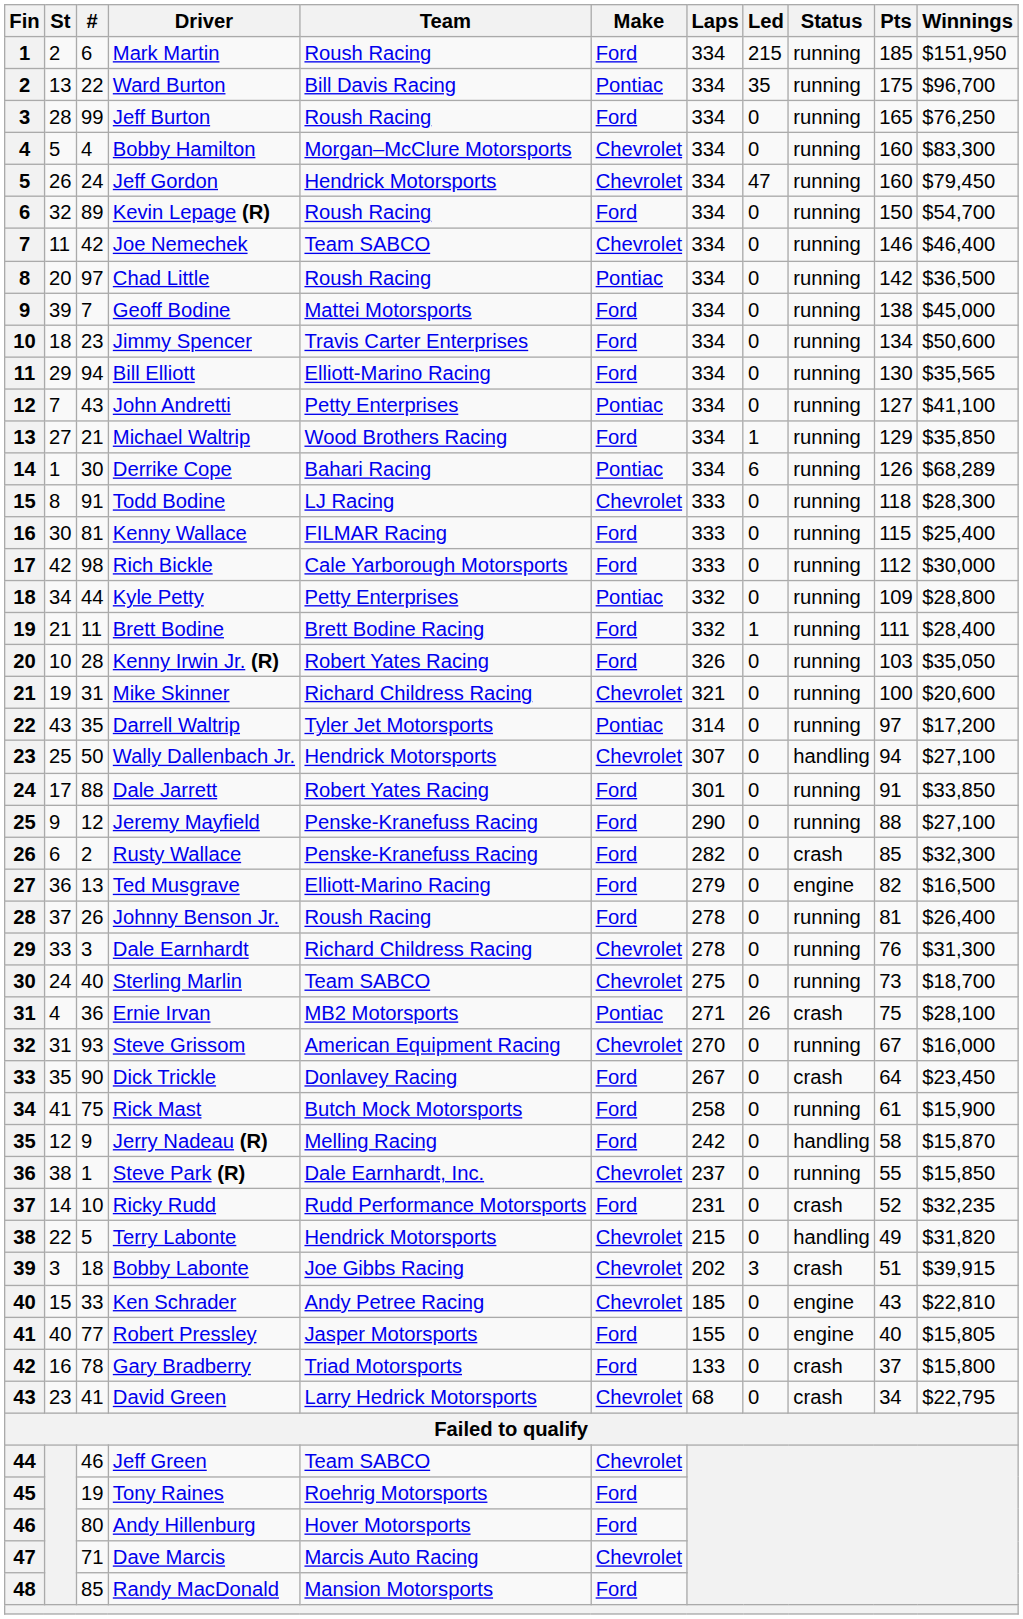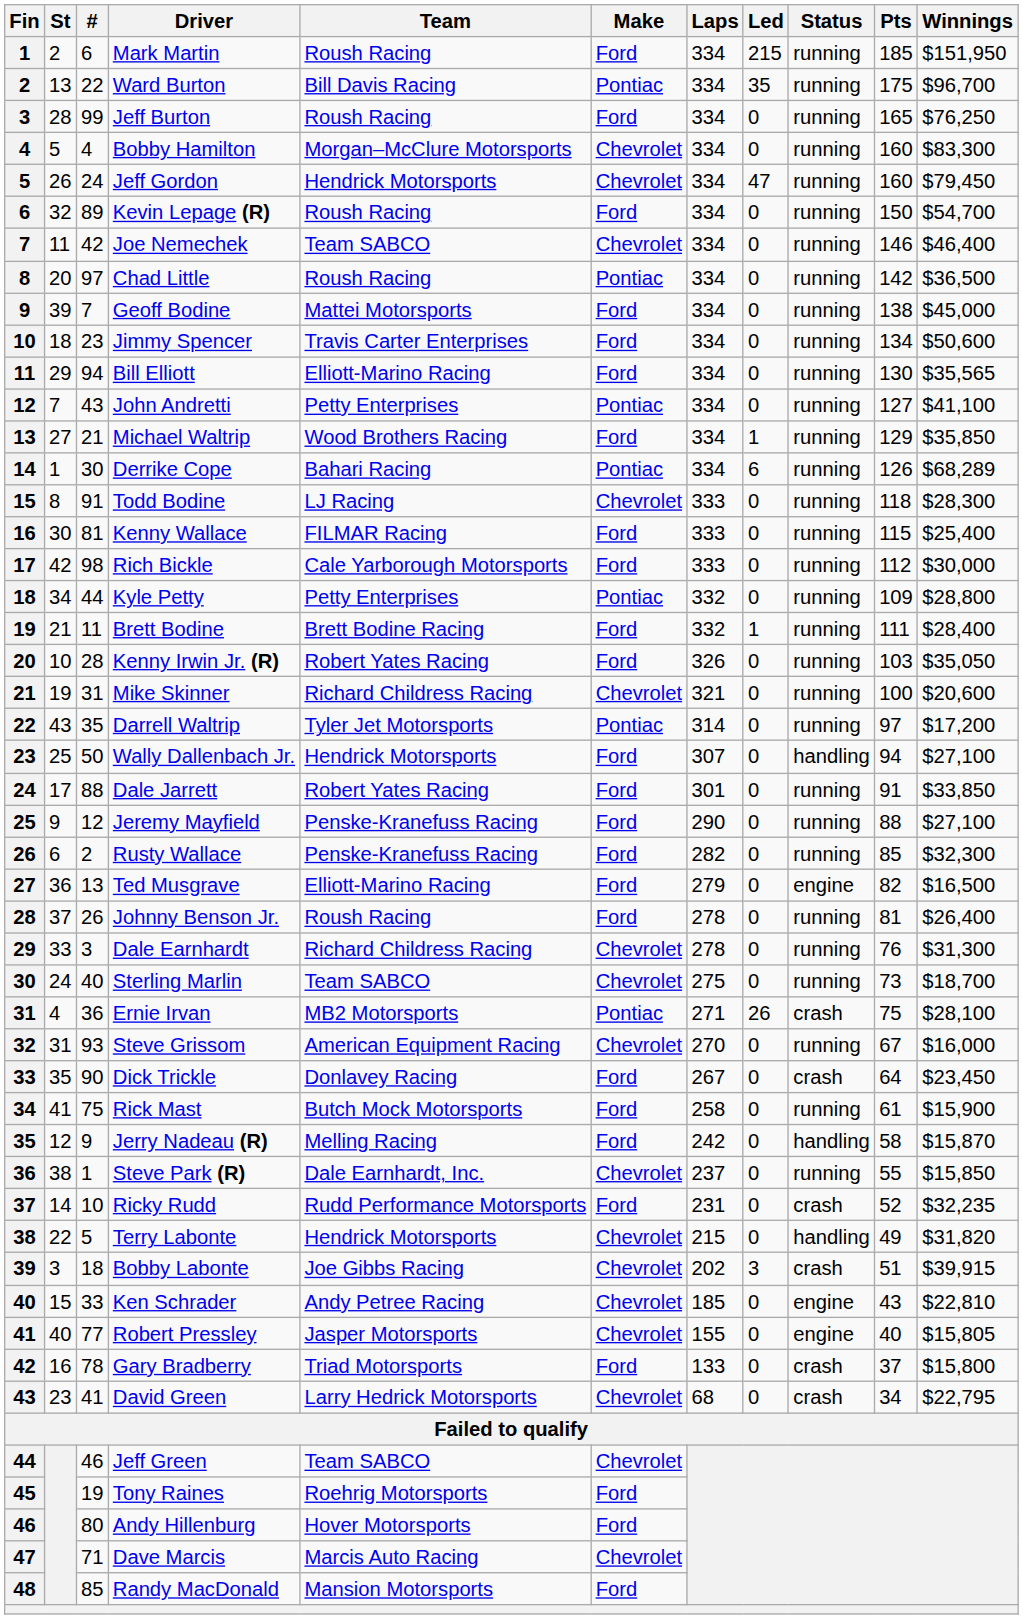(639, 757) Chevrolet -> (616, 757) Ford
(818, 853) crash -> (827, 853) running
(616, 1333) Ford -> (639, 1333) Chevrolet
